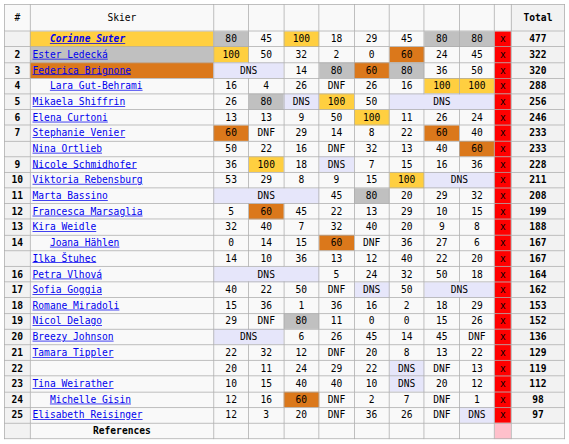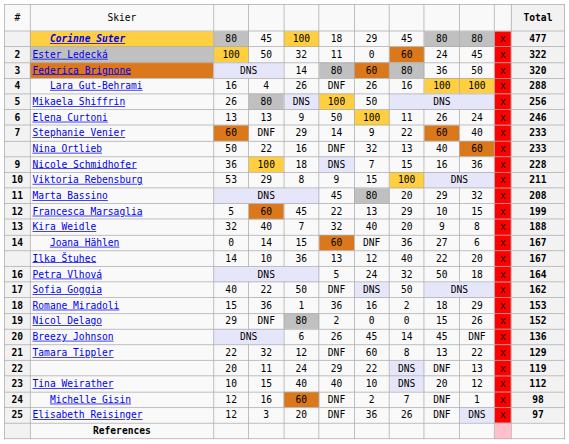(336, 55) 2 -> (336, 55) 11
(372, 133) 8 -> (372, 133) 9
(336, 321) 11 -> (336, 321) 2
(372, 353) 20 -> (372, 353) 60
